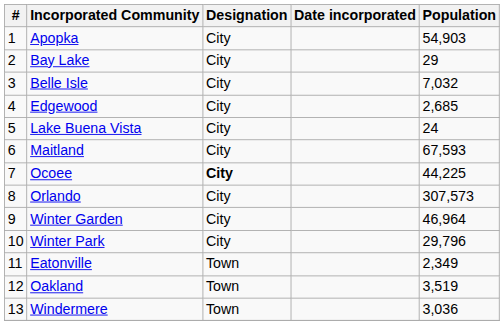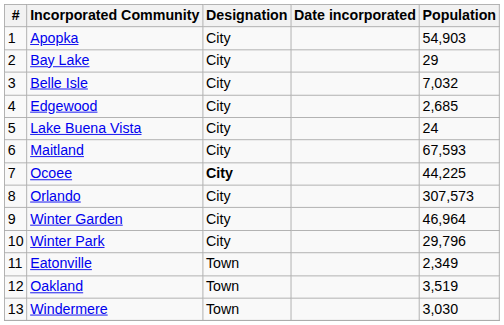(440, 309) 3,036 -> (440, 309) 3,030
